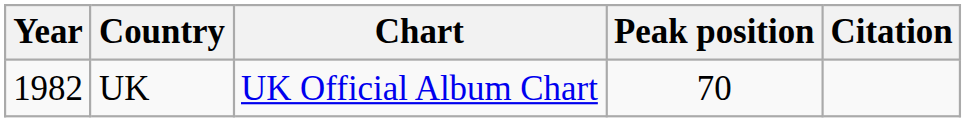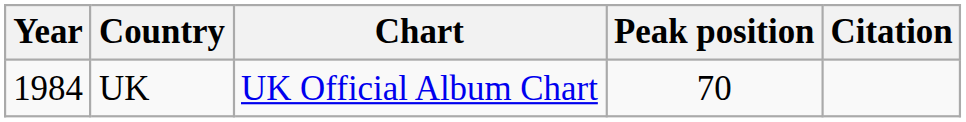(48, 87) 1982 -> (48, 87) 1984
